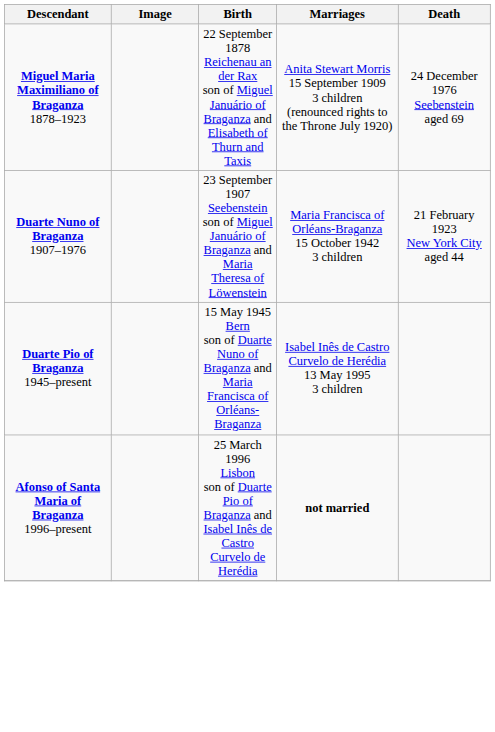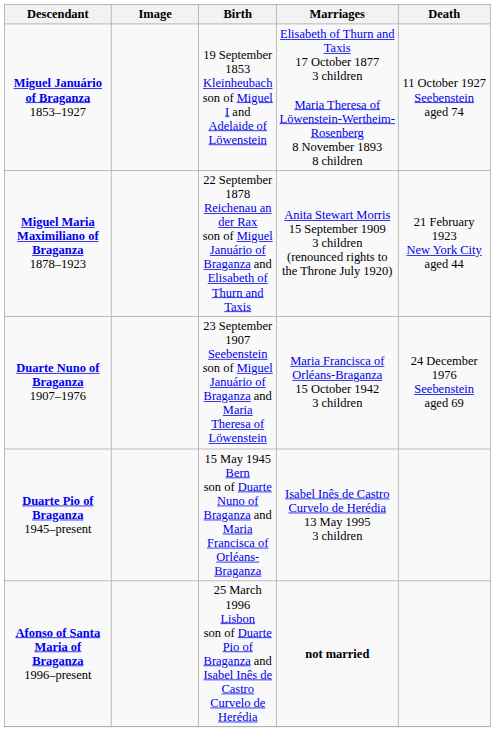+ row: (58, 97)
(444, 97) 24 December 1976 Seebenstein aged 69 -> (444, 243) 21 February 1923 New York City aged 44
(444, 236) 21 February 1923 New York City aged 44 -> (444, 382) 24 December 1976 Seebenstein aged 69
